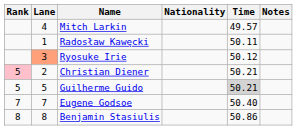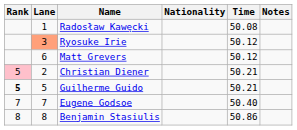- row: (93, 27)
(244, 42) 50.11 -> (244, 27) 50.08
+ row: (93, 57)
(18, 87) normal -> (18, 87) bold
(244, 87) lightgrey background -> (244, 87) no background
